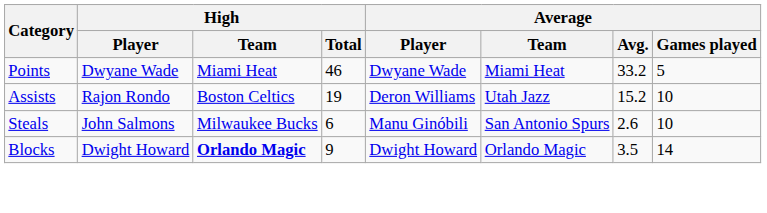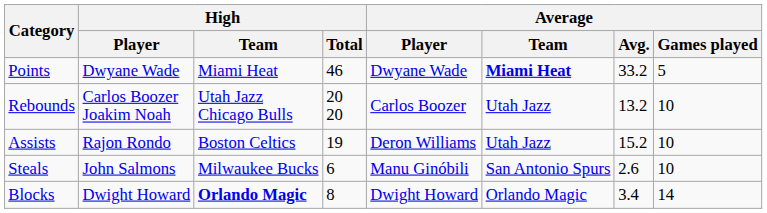(525, 70) normal -> (528, 70) bold
+ row: (42, 106)
(329, 149) 9 -> (330, 194) 8
(628, 149) 3.5 -> (629, 194) 3.4
